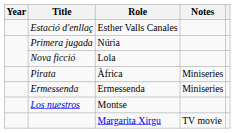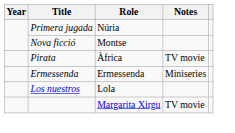- row: (62, 27)
(107, 58) Lola -> (112, 43) Montse
(203, 74) Miniseries -> (185, 58) TV movie
(112, 105) Montse -> (106, 89) Lola
